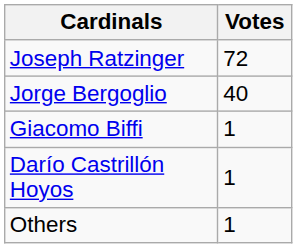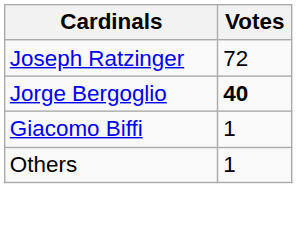(255, 94) normal -> (255, 94) bold
- row: (87, 176)
